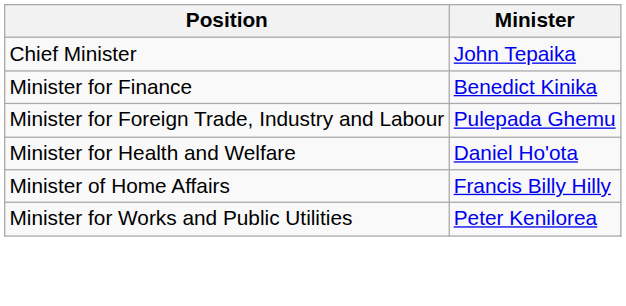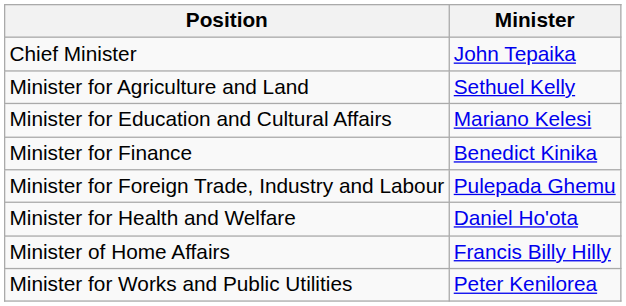+ row: (159, 86)
+ row: (201, 119)
